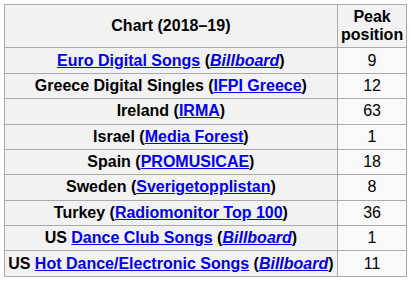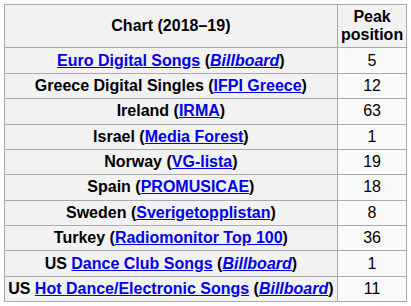(372, 60) 9 -> (372, 60) 5
+ row: (171, 162)
